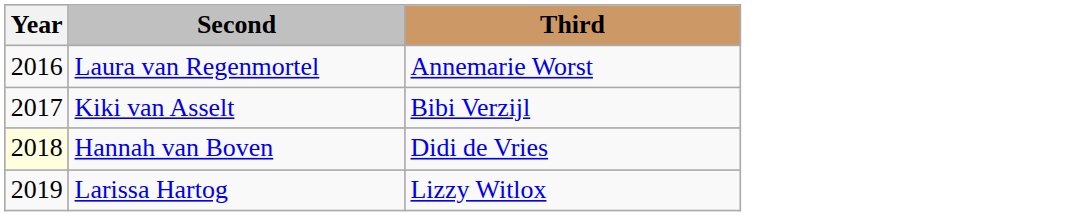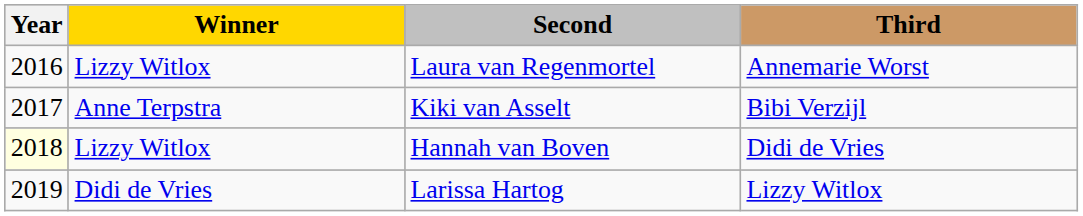+ column: (237, 25)
